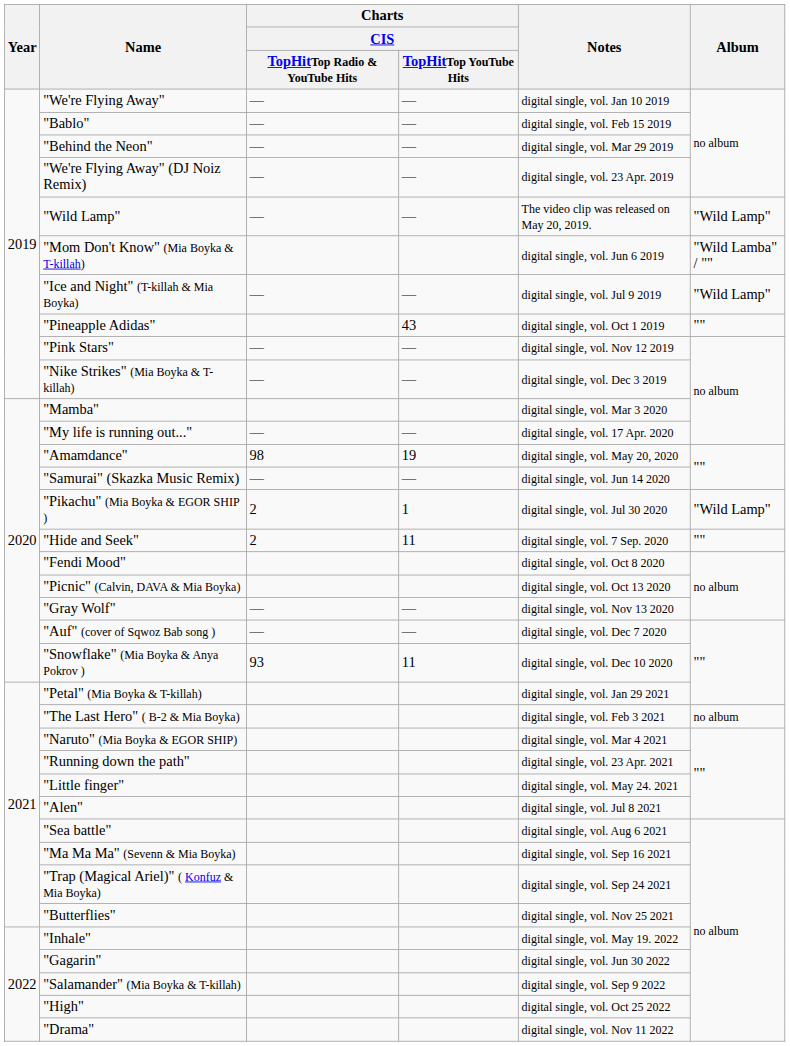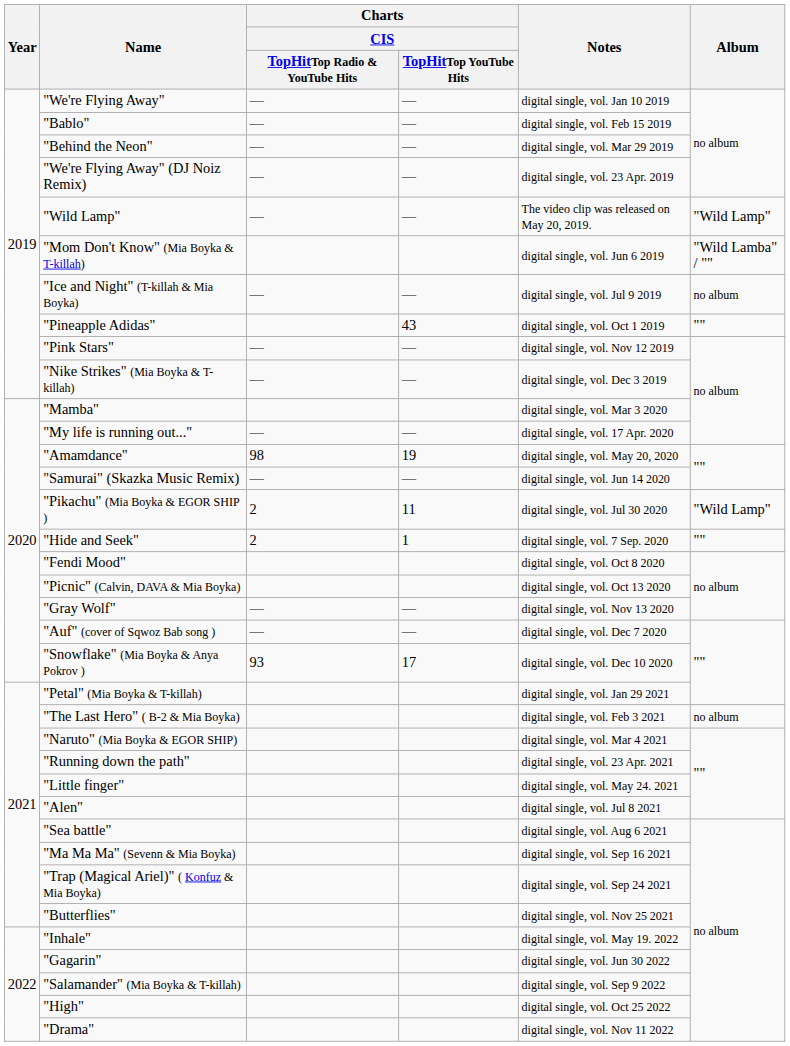(732, 294) "Wild Lamp" -> (716, 295) no album
(405, 509) 1 -> (409, 509) 11
(409, 540) 11 -> (405, 540) 1
(409, 662) 11 -> (409, 662) 17
